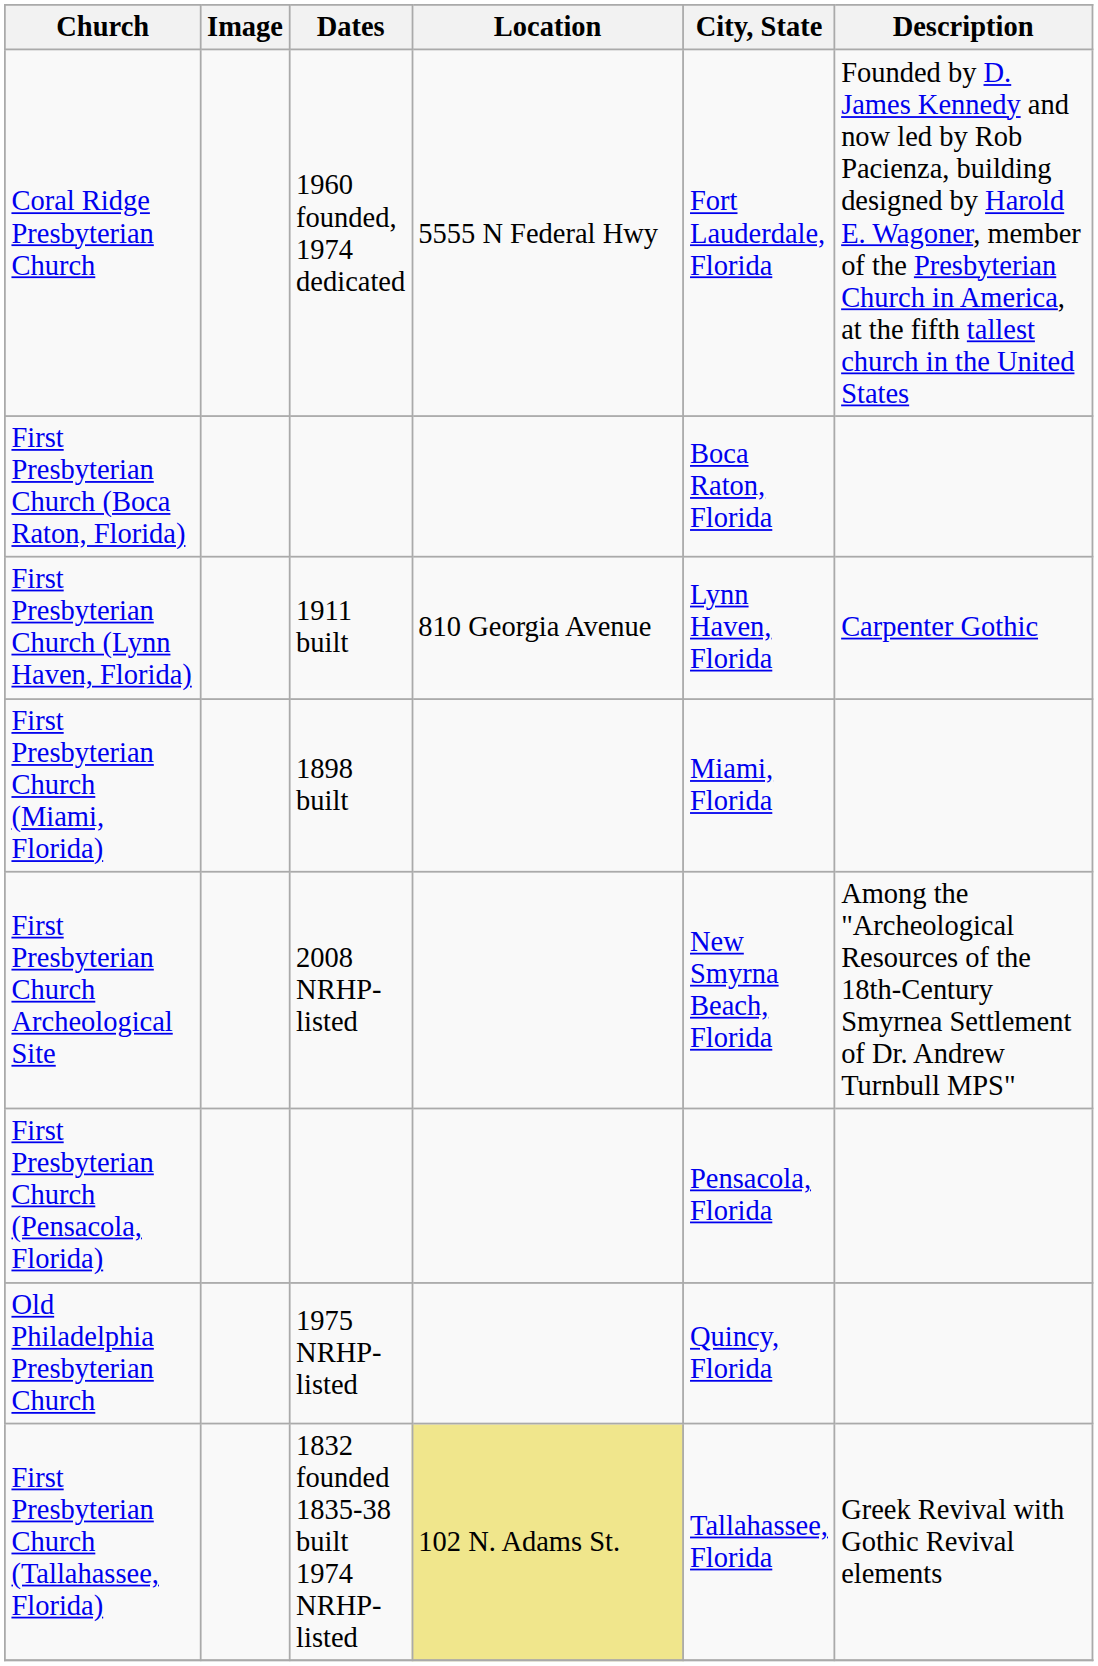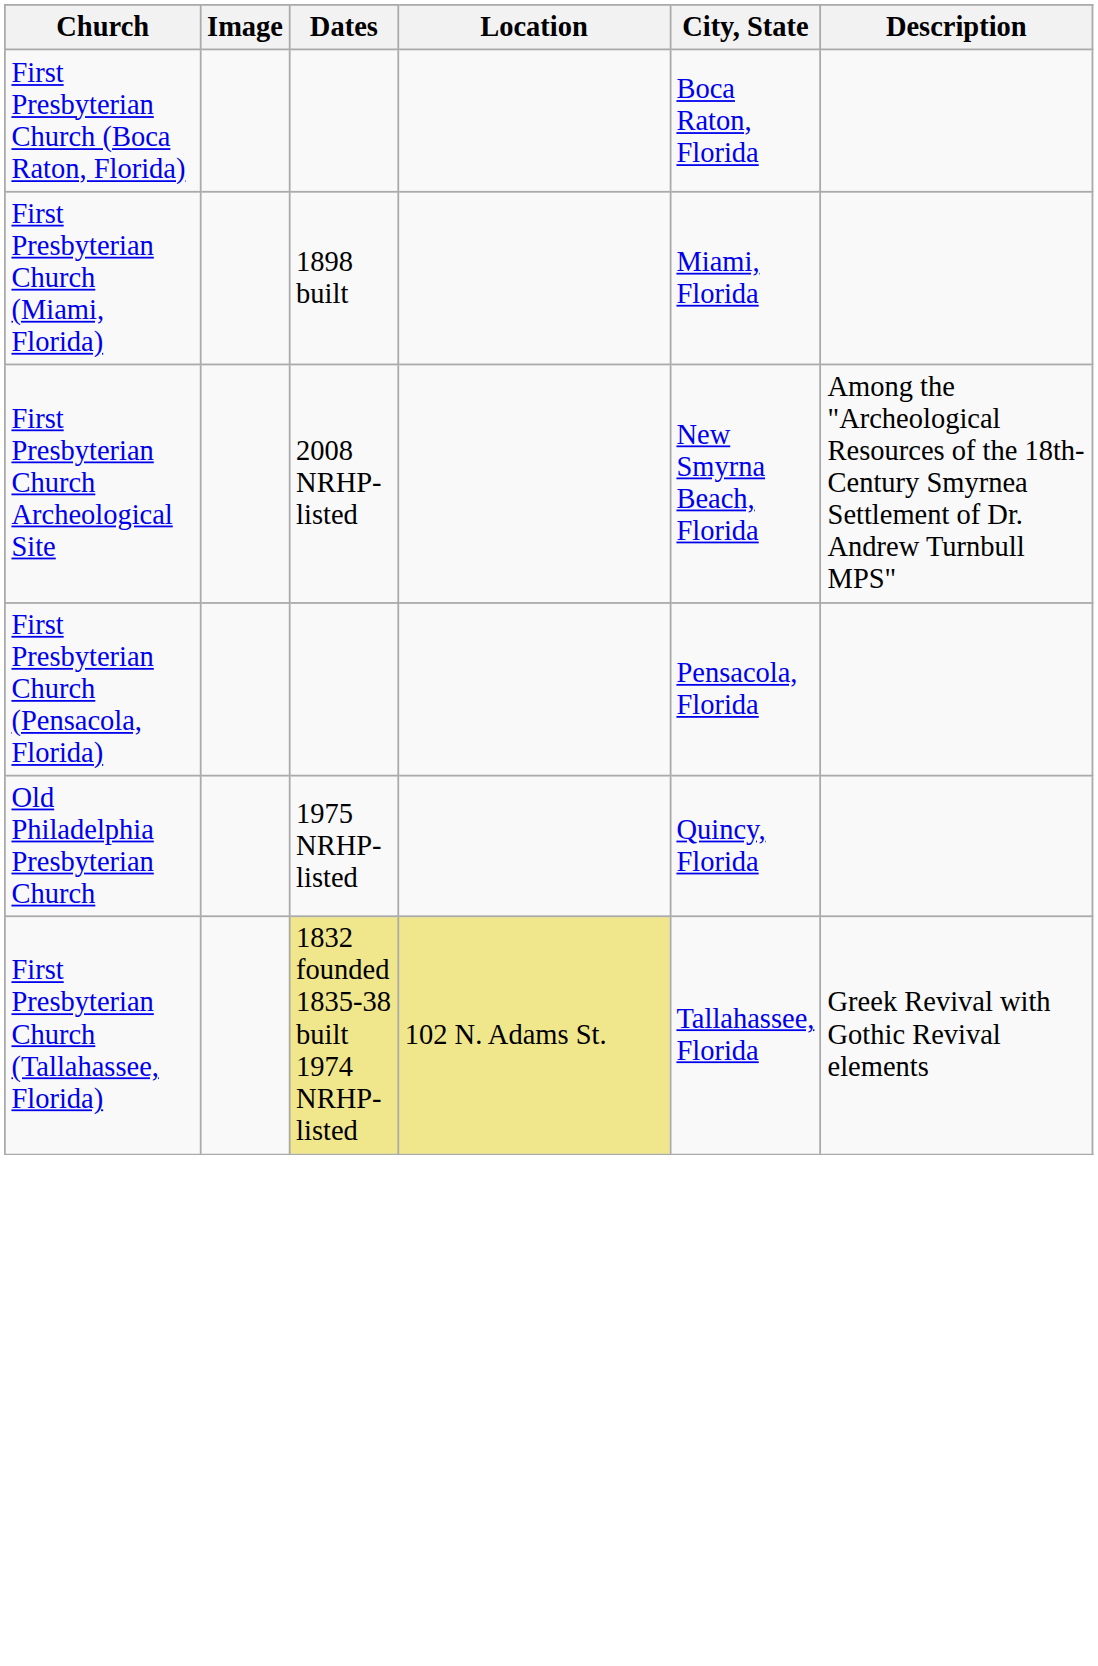- row: (83, 232)
- row: (102, 627)
(344, 1541) no background -> (344, 1035) khaki background
